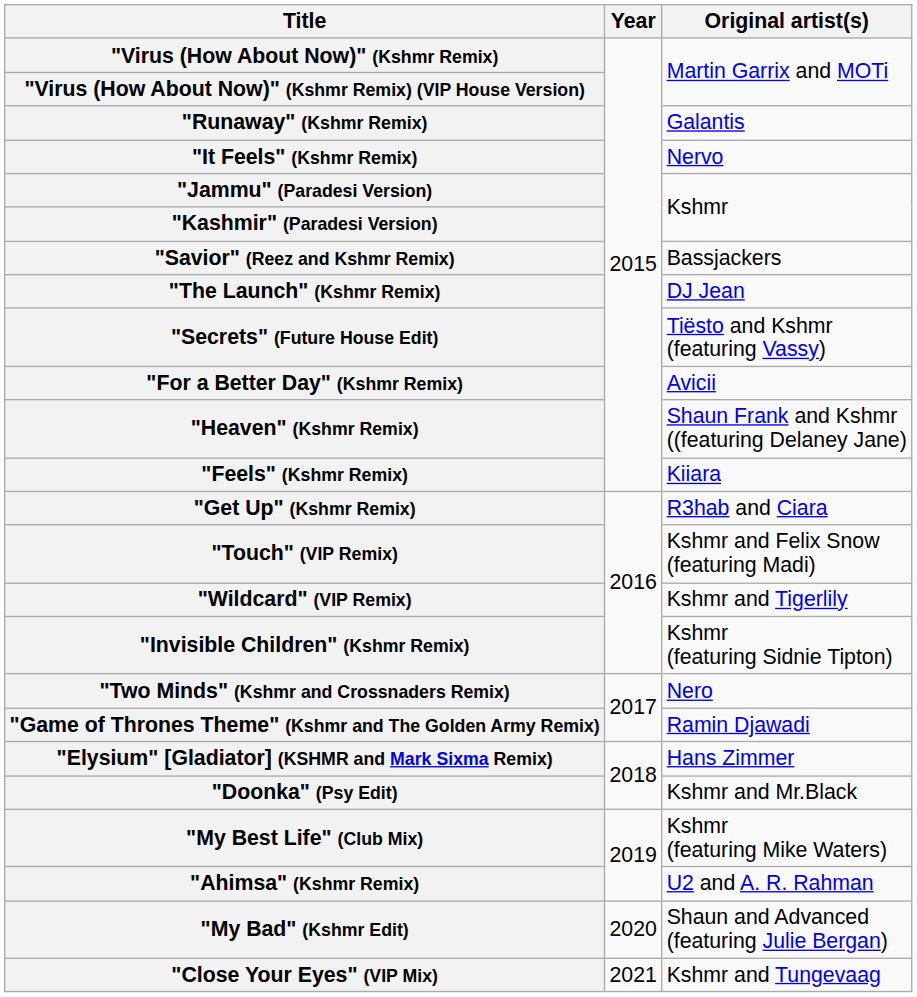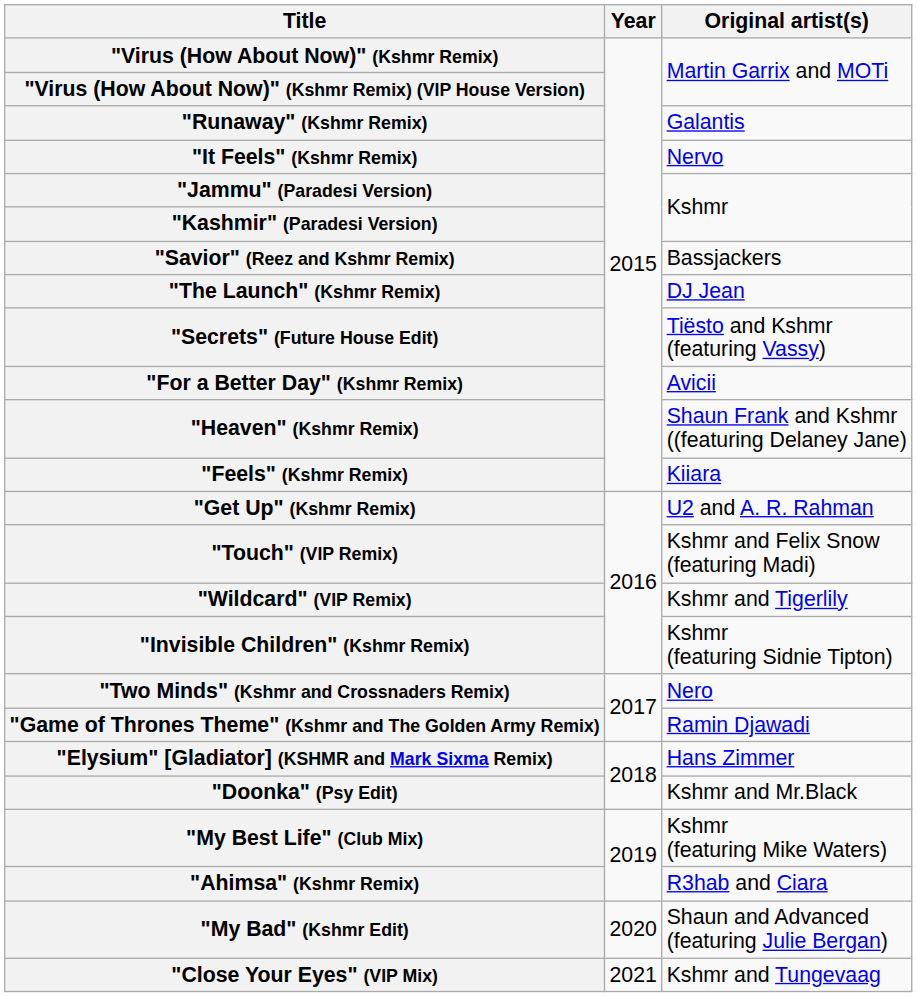(747, 507) R3hab and Ciara -> (770, 507) U2 and A. R. Rahman
(770, 883) U2 and A. R. Rahman -> (747, 883) R3hab and Ciara
